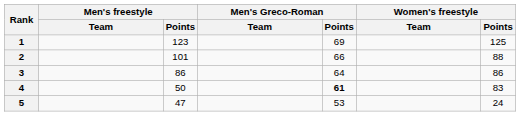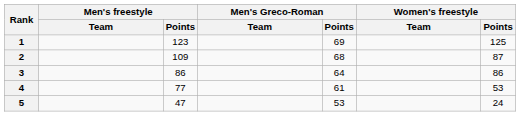(180, 57) 101 -> (180, 57) 109
(339, 57) 66 -> (339, 57) 68
(498, 57) 88 -> (498, 57) 87
(180, 88) 50 -> (180, 88) 77
(339, 88) bold -> (339, 88) normal
(498, 88) 83 -> (498, 88) 53
